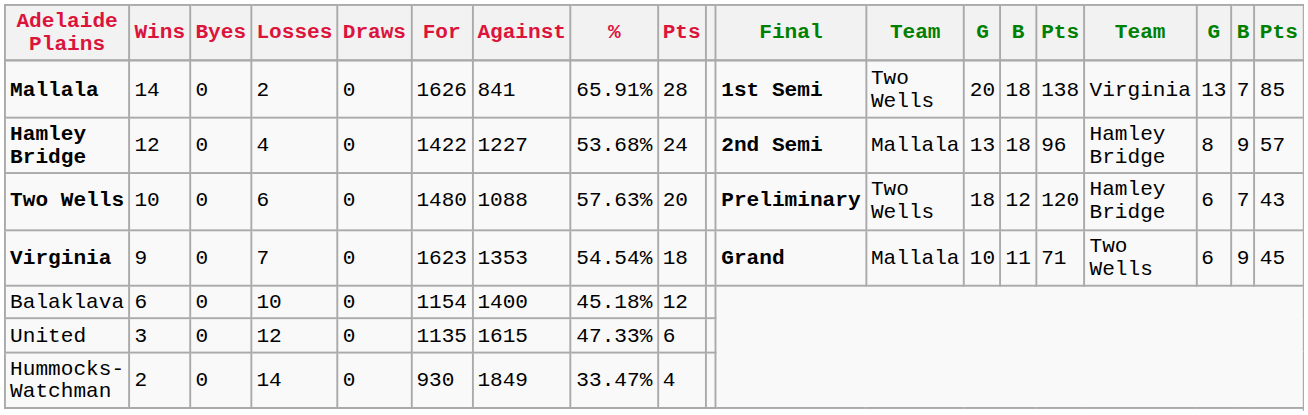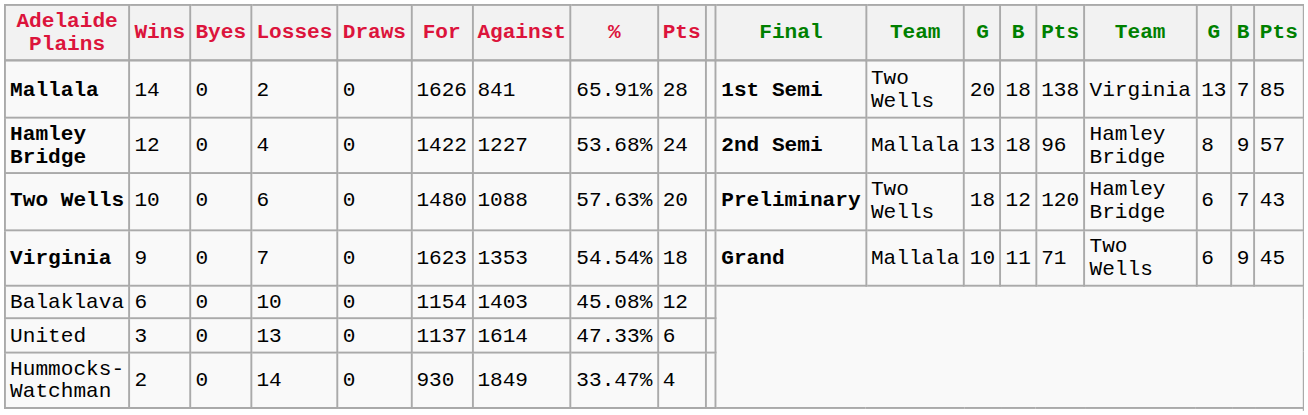(503, 302) 1400 -> (503, 302) 1403
(614, 302) 45.18% -> (614, 302) 45.08%
(269, 336) 12 -> (269, 336) 13
(442, 336) 1135 -> (442, 336) 1137
(503, 336) 1615 -> (503, 336) 1614
